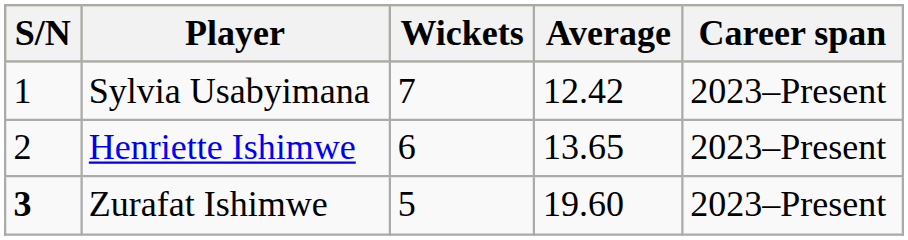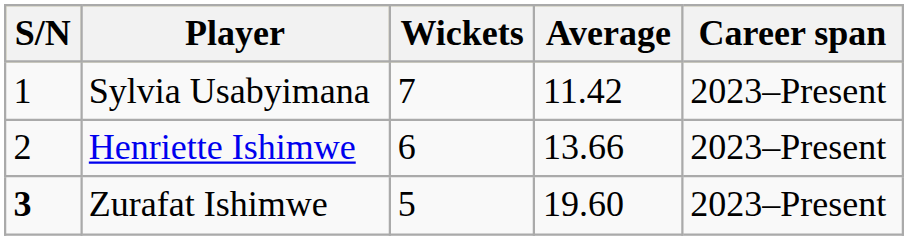(584, 90) 12.42 -> (583, 90) 11.42
(584, 147) 13.65 -> (584, 147) 13.66
